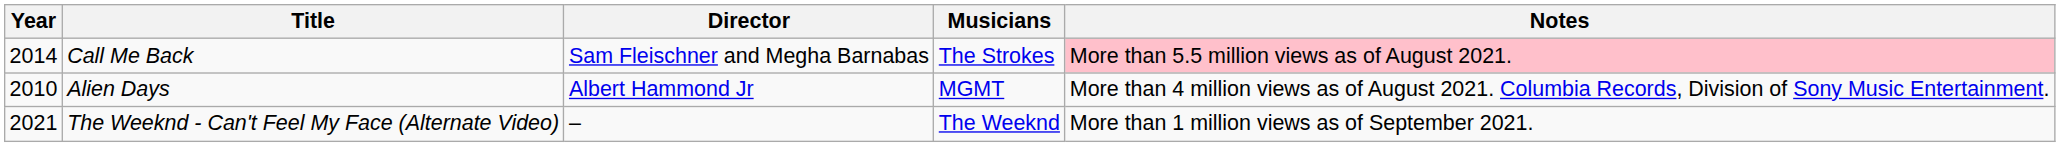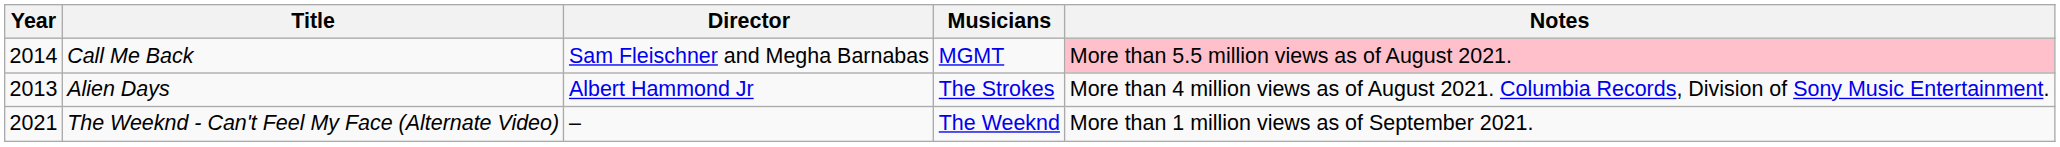(997, 55) The Strokes -> (972, 55) MGMT
(33, 89) 2010 -> (33, 89) 2013
(972, 89) MGMT -> (997, 89) The Strokes
